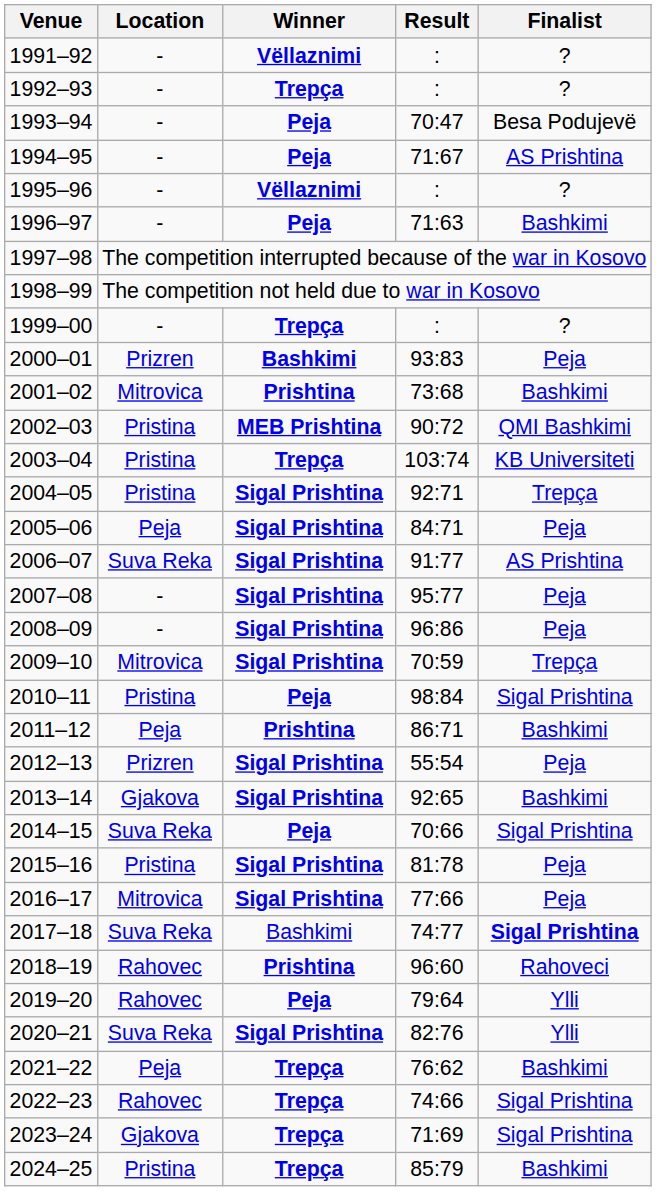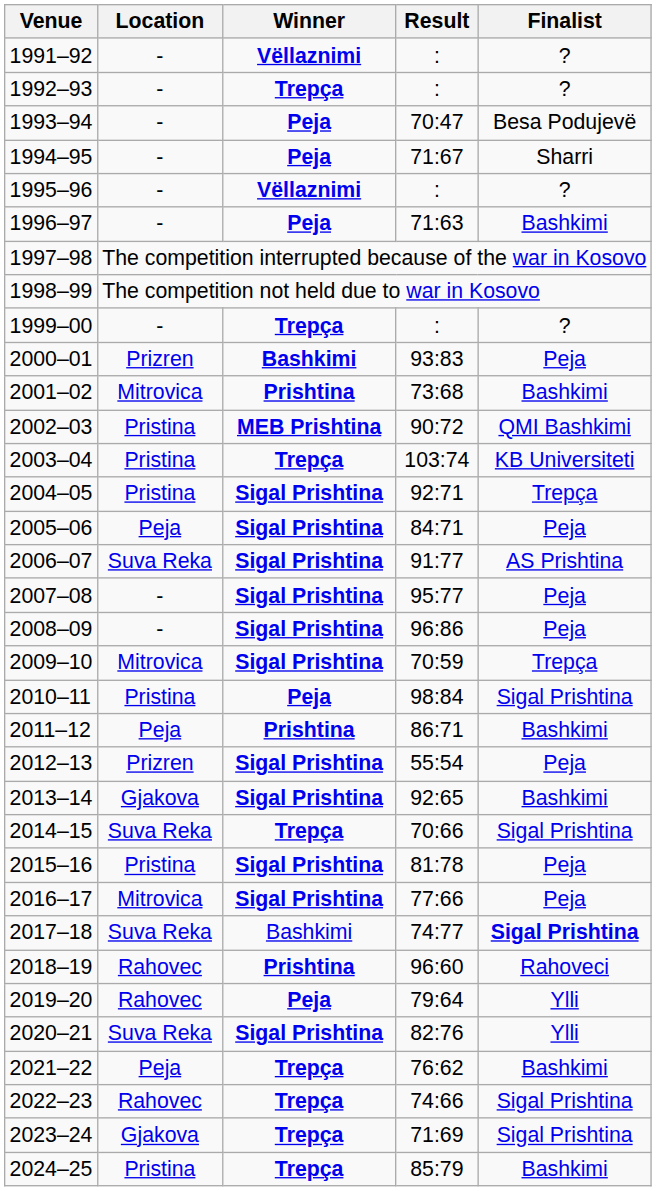(565, 156) AS Prishtina -> (565, 156) Sharri
(309, 831) Peja -> (309, 831) Trepça
